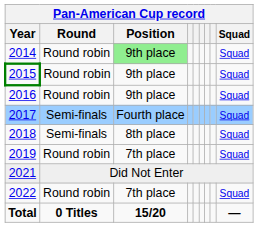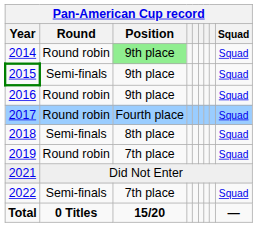(77, 74) Round robin -> (77, 74) Semi-finals
(77, 115) Semi-finals -> (76, 115) Round robin
(77, 193) Round robin -> (76, 193) Semi-finals
